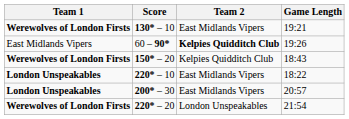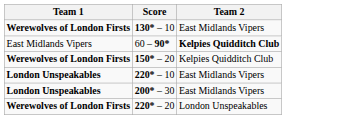- column: (313, 12)
